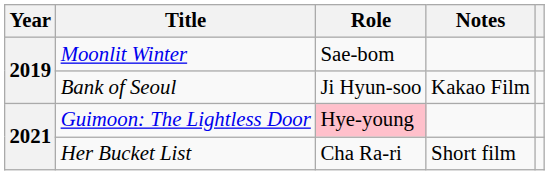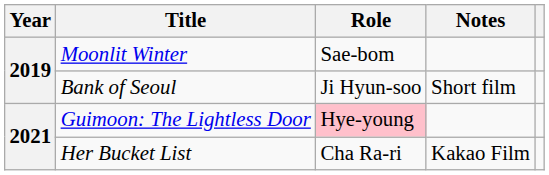(481, 86) Kakao Film -> (474, 86) Short film
(474, 152) Short film -> (481, 152) Kakao Film
